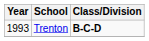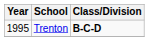(18, 28) 1993 -> (18, 28) 1995
